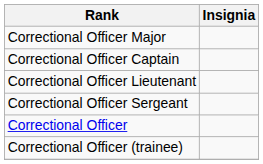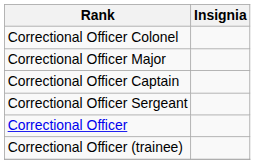+ row: (93, 37)
- row: (102, 81)
